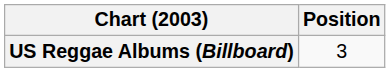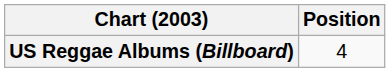(342, 51) 3 -> (342, 51) 4
